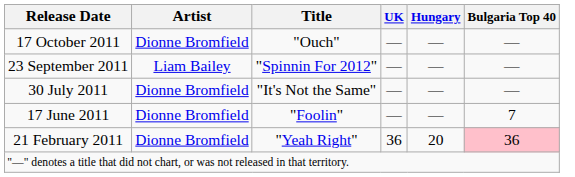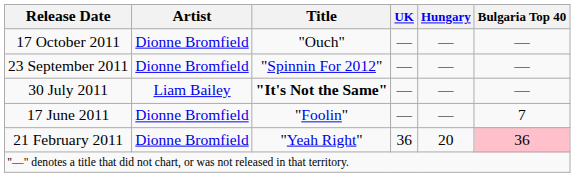(192, 66) Liam Bailey -> (192, 66) Dionne Bromfield
(192, 90) Dionne Bromfield -> (192, 90) Liam Bailey
(317, 90) normal -> (322, 90) bold
